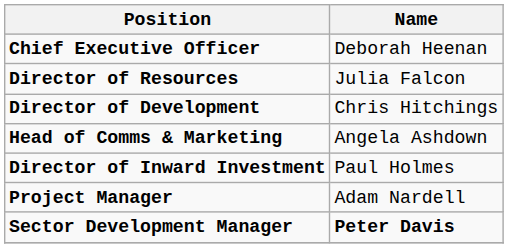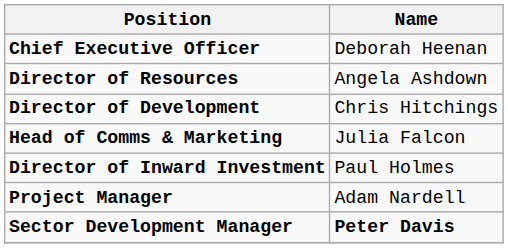(400, 79) Julia Falcon -> (411, 79) Angela Ashdown
(411, 138) Angela Ashdown -> (400, 138) Julia Falcon
